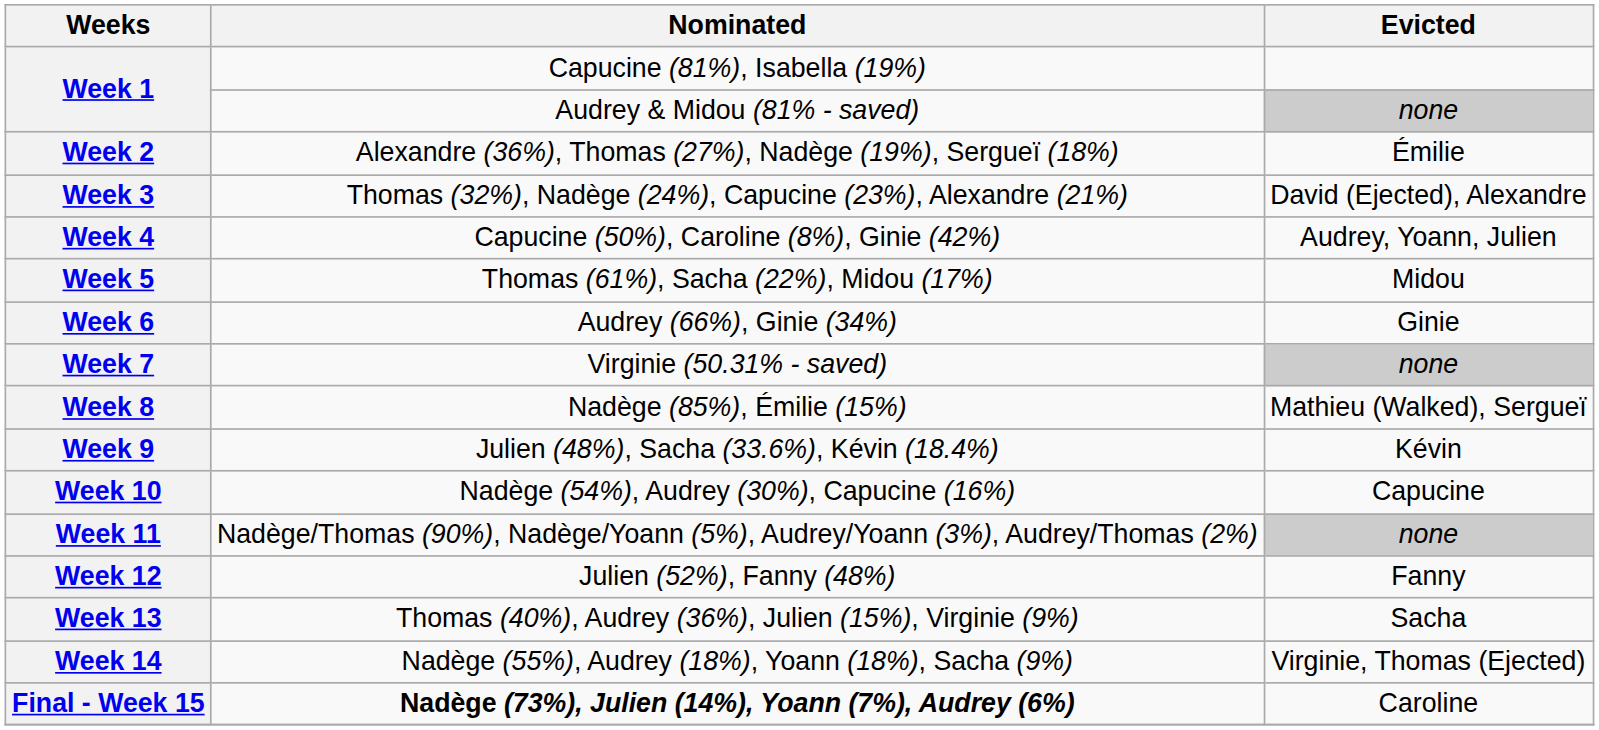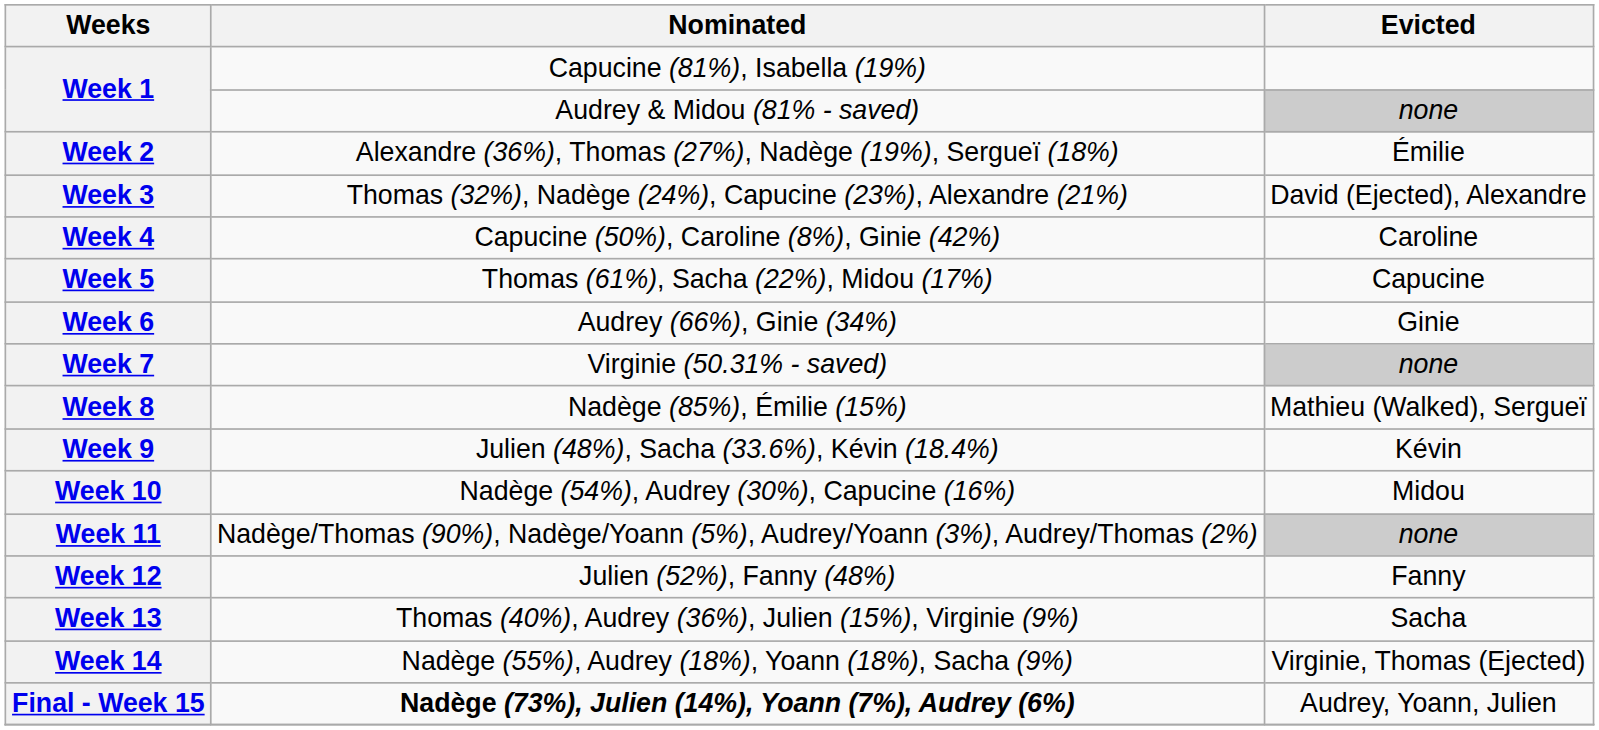(1428, 237) Audrey, Yoann, Julien -> (1428, 237) Caroline
(1428, 279) Midou -> (1428, 279) Capucine
(1428, 491) Capucine -> (1428, 491) Midou
(1428, 703) Caroline -> (1428, 703) Audrey, Yoann, Julien
